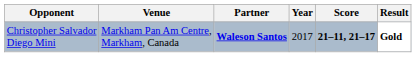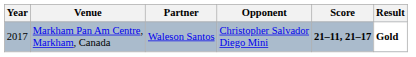columns swapped: (302, 13) <-> (52, 13)
(252, 37) bold -> (181, 37) normal
